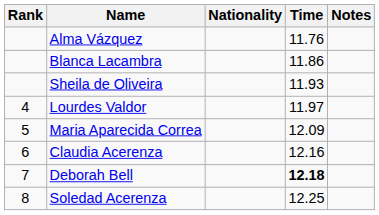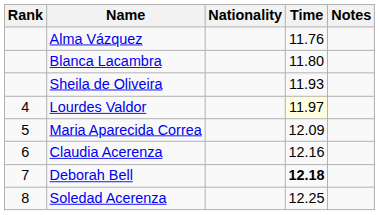(307, 61) 11.86 -> (307, 61) 11.80
(307, 107) no background -> (307, 107) lightyellow background
